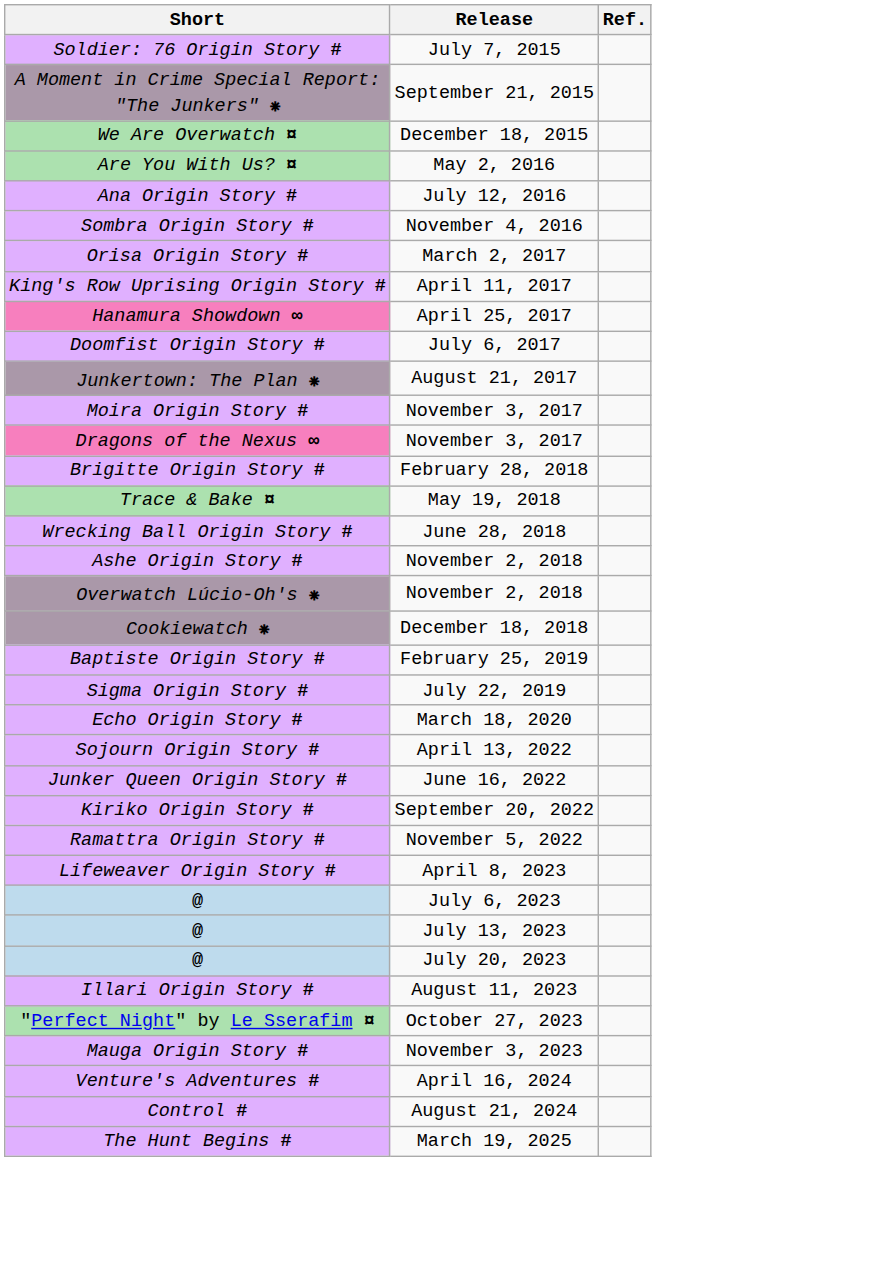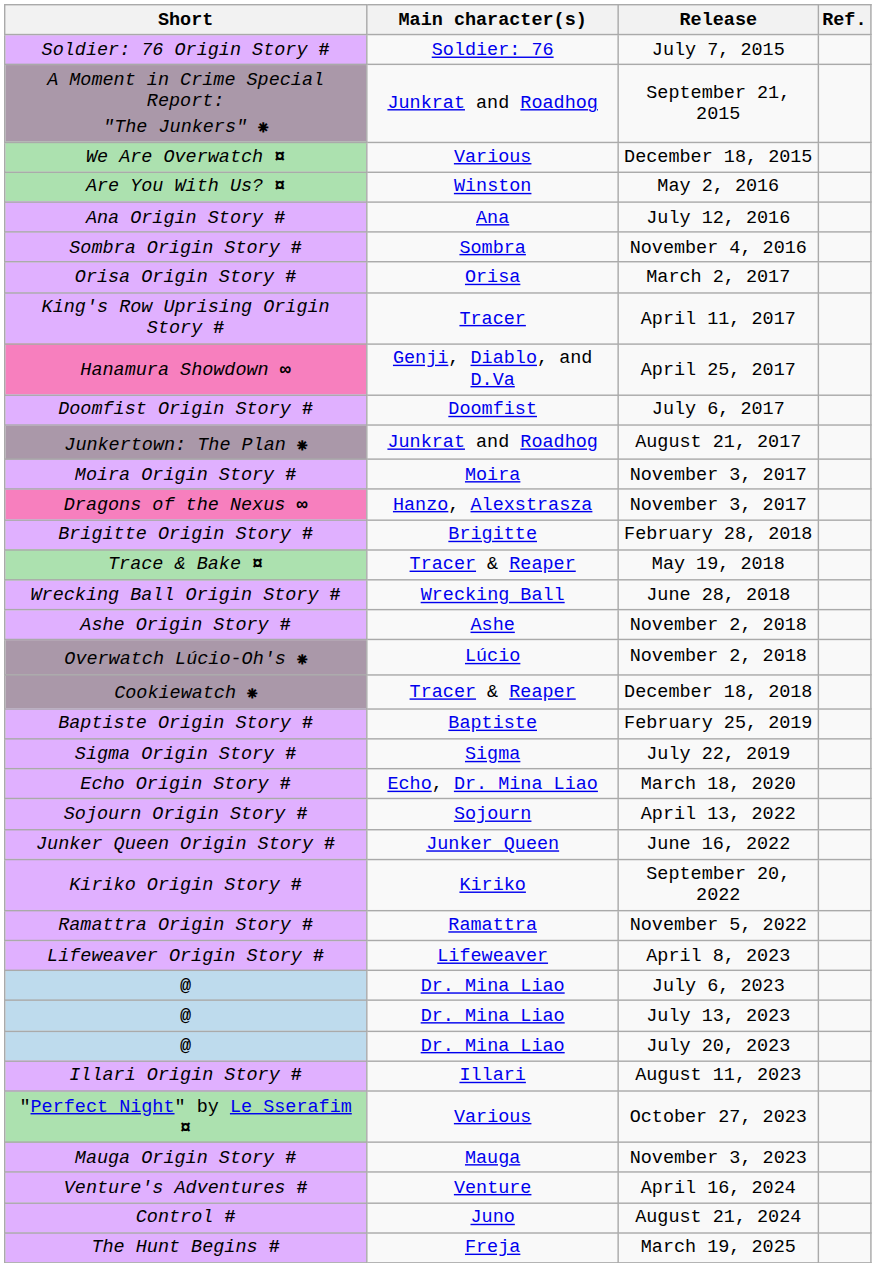+ column: (493, 20)
